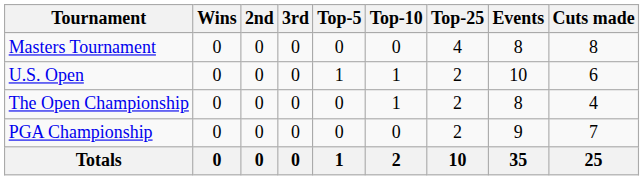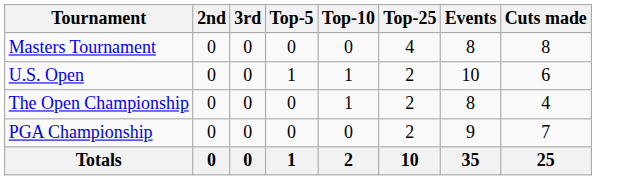- column: (217, 18)
